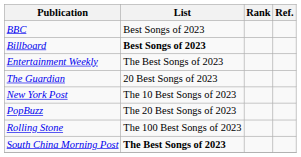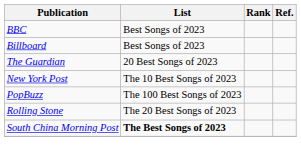(164, 45) bold -> (164, 45) normal
- row: (52, 62)
(180, 111) The 20 Best Songs of 2023 -> (182, 95) The 100 Best Songs of 2023
(182, 128) The 100 Best Songs of 2023 -> (180, 111) The 20 Best Songs of 2023
